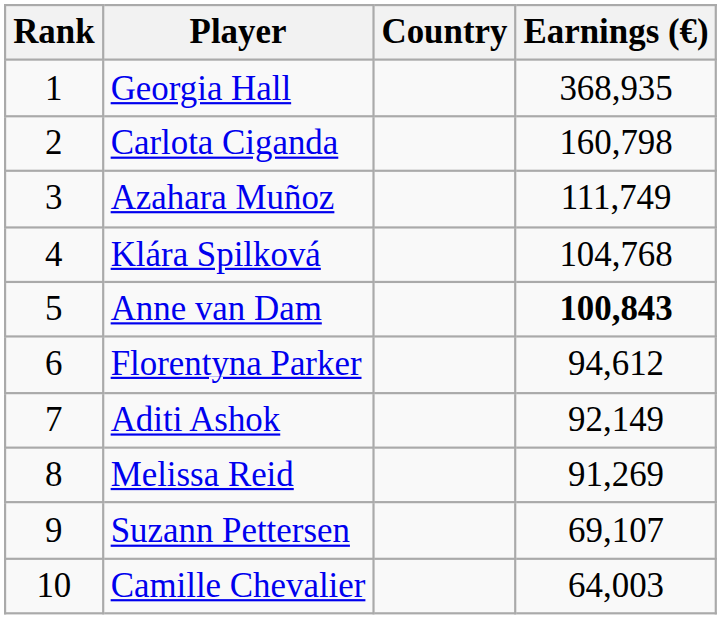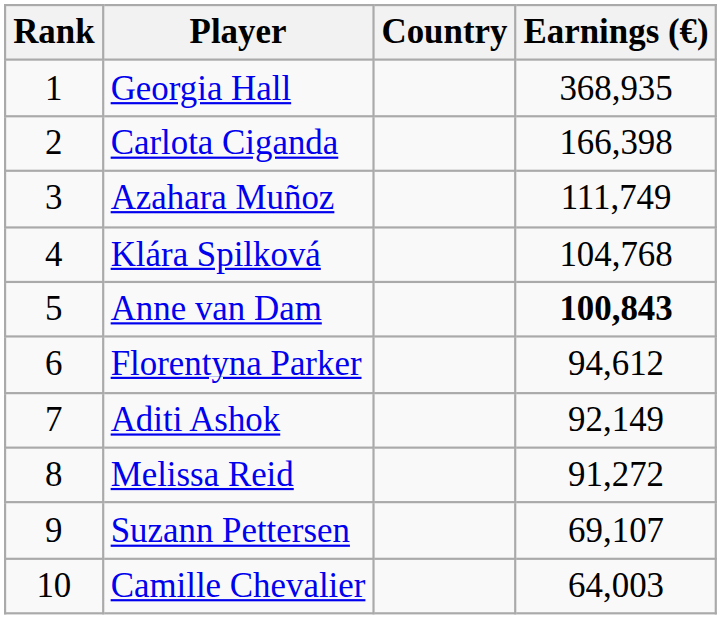(616, 142) 160,798 -> (616, 142) 166,398
(616, 474) 91,269 -> (616, 474) 91,272
